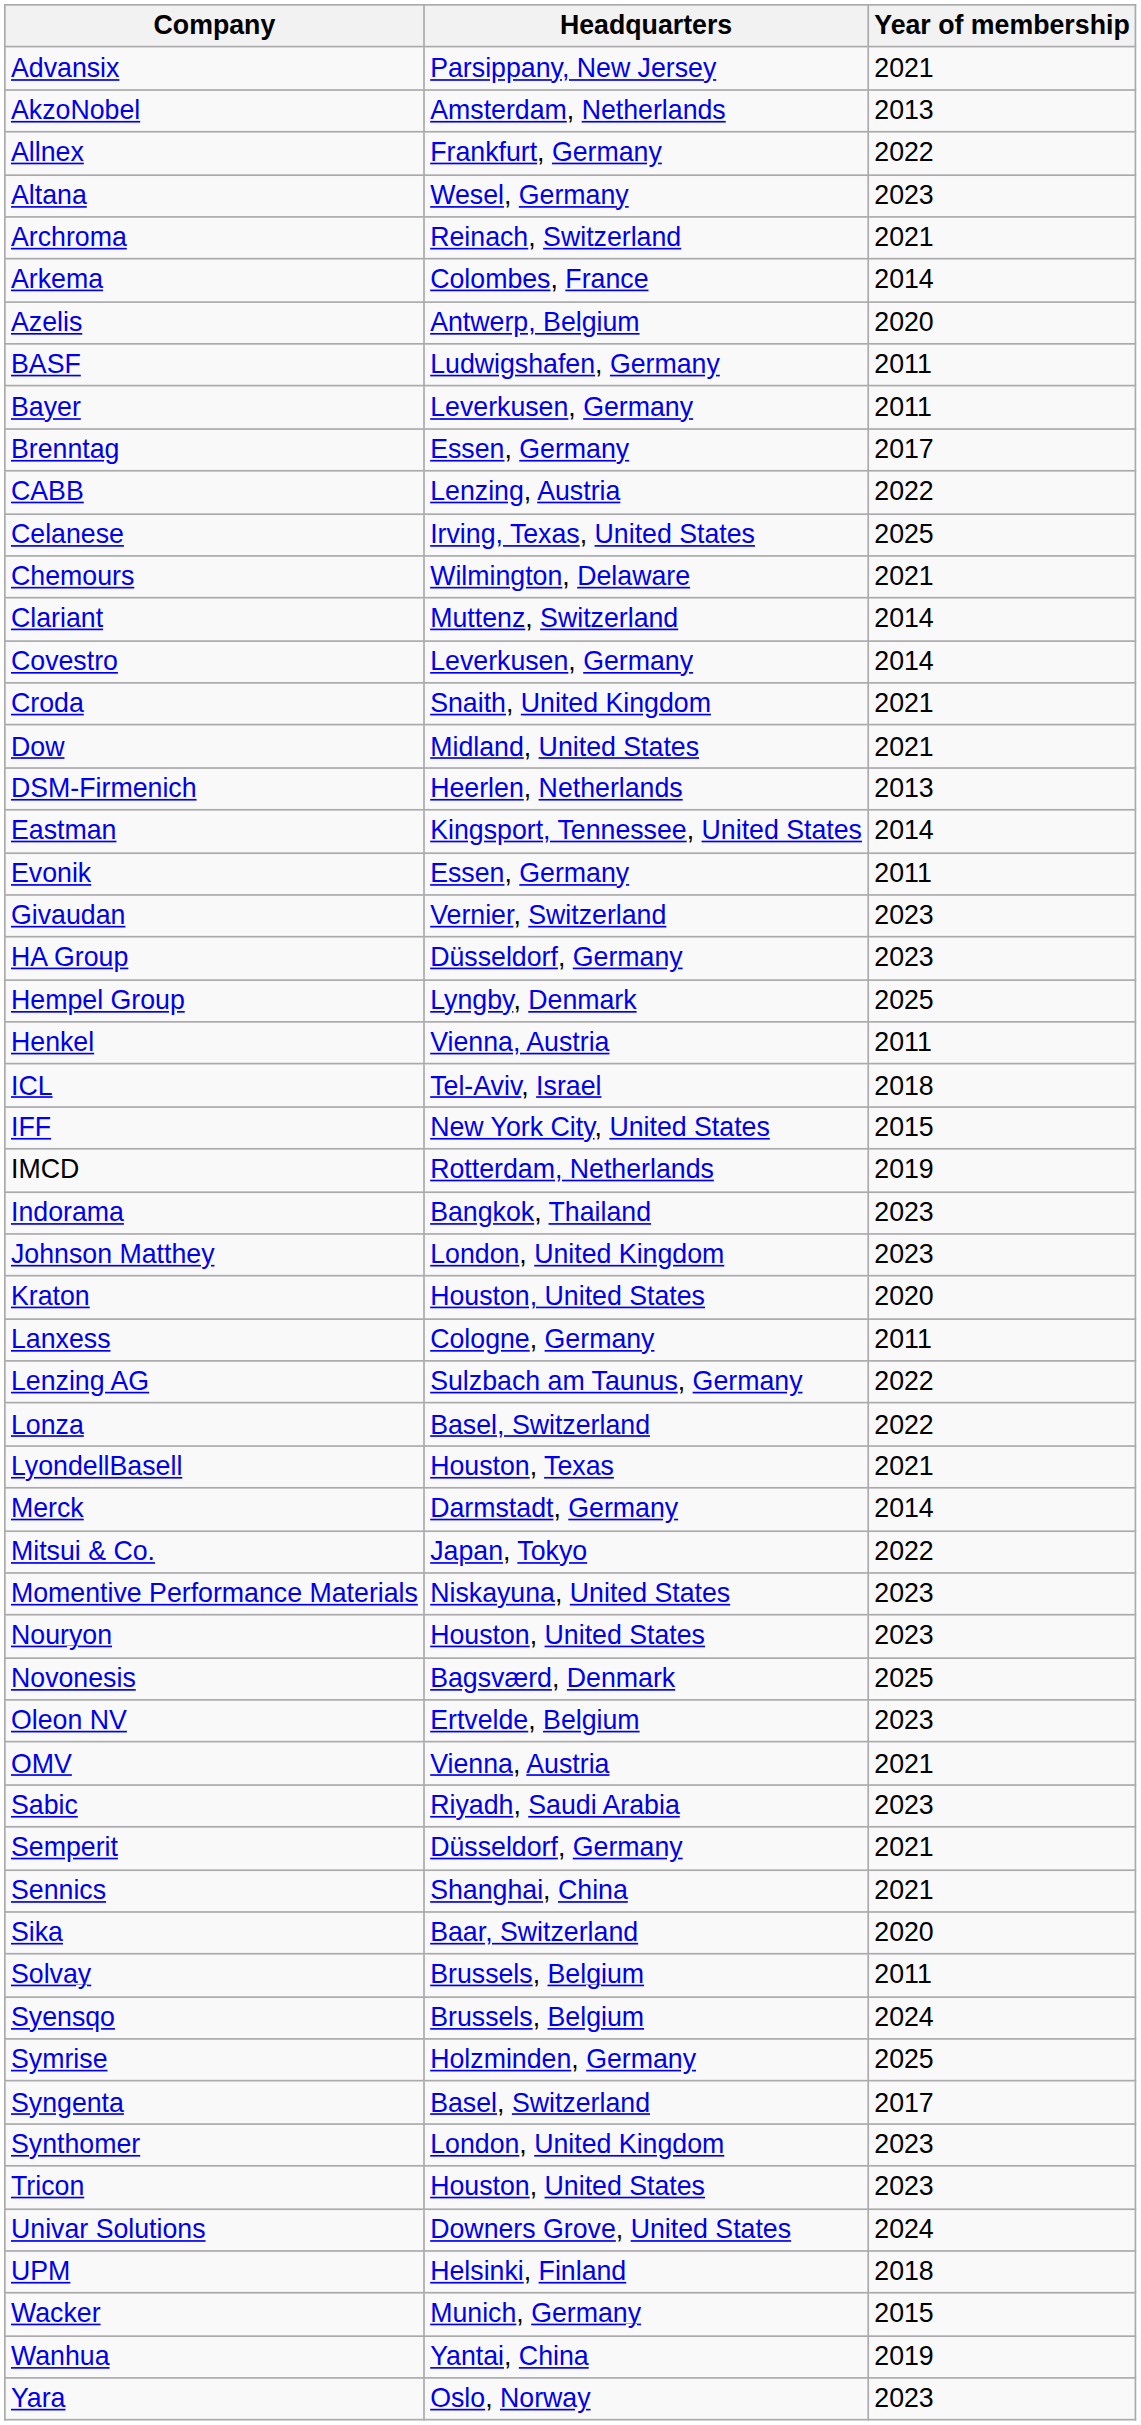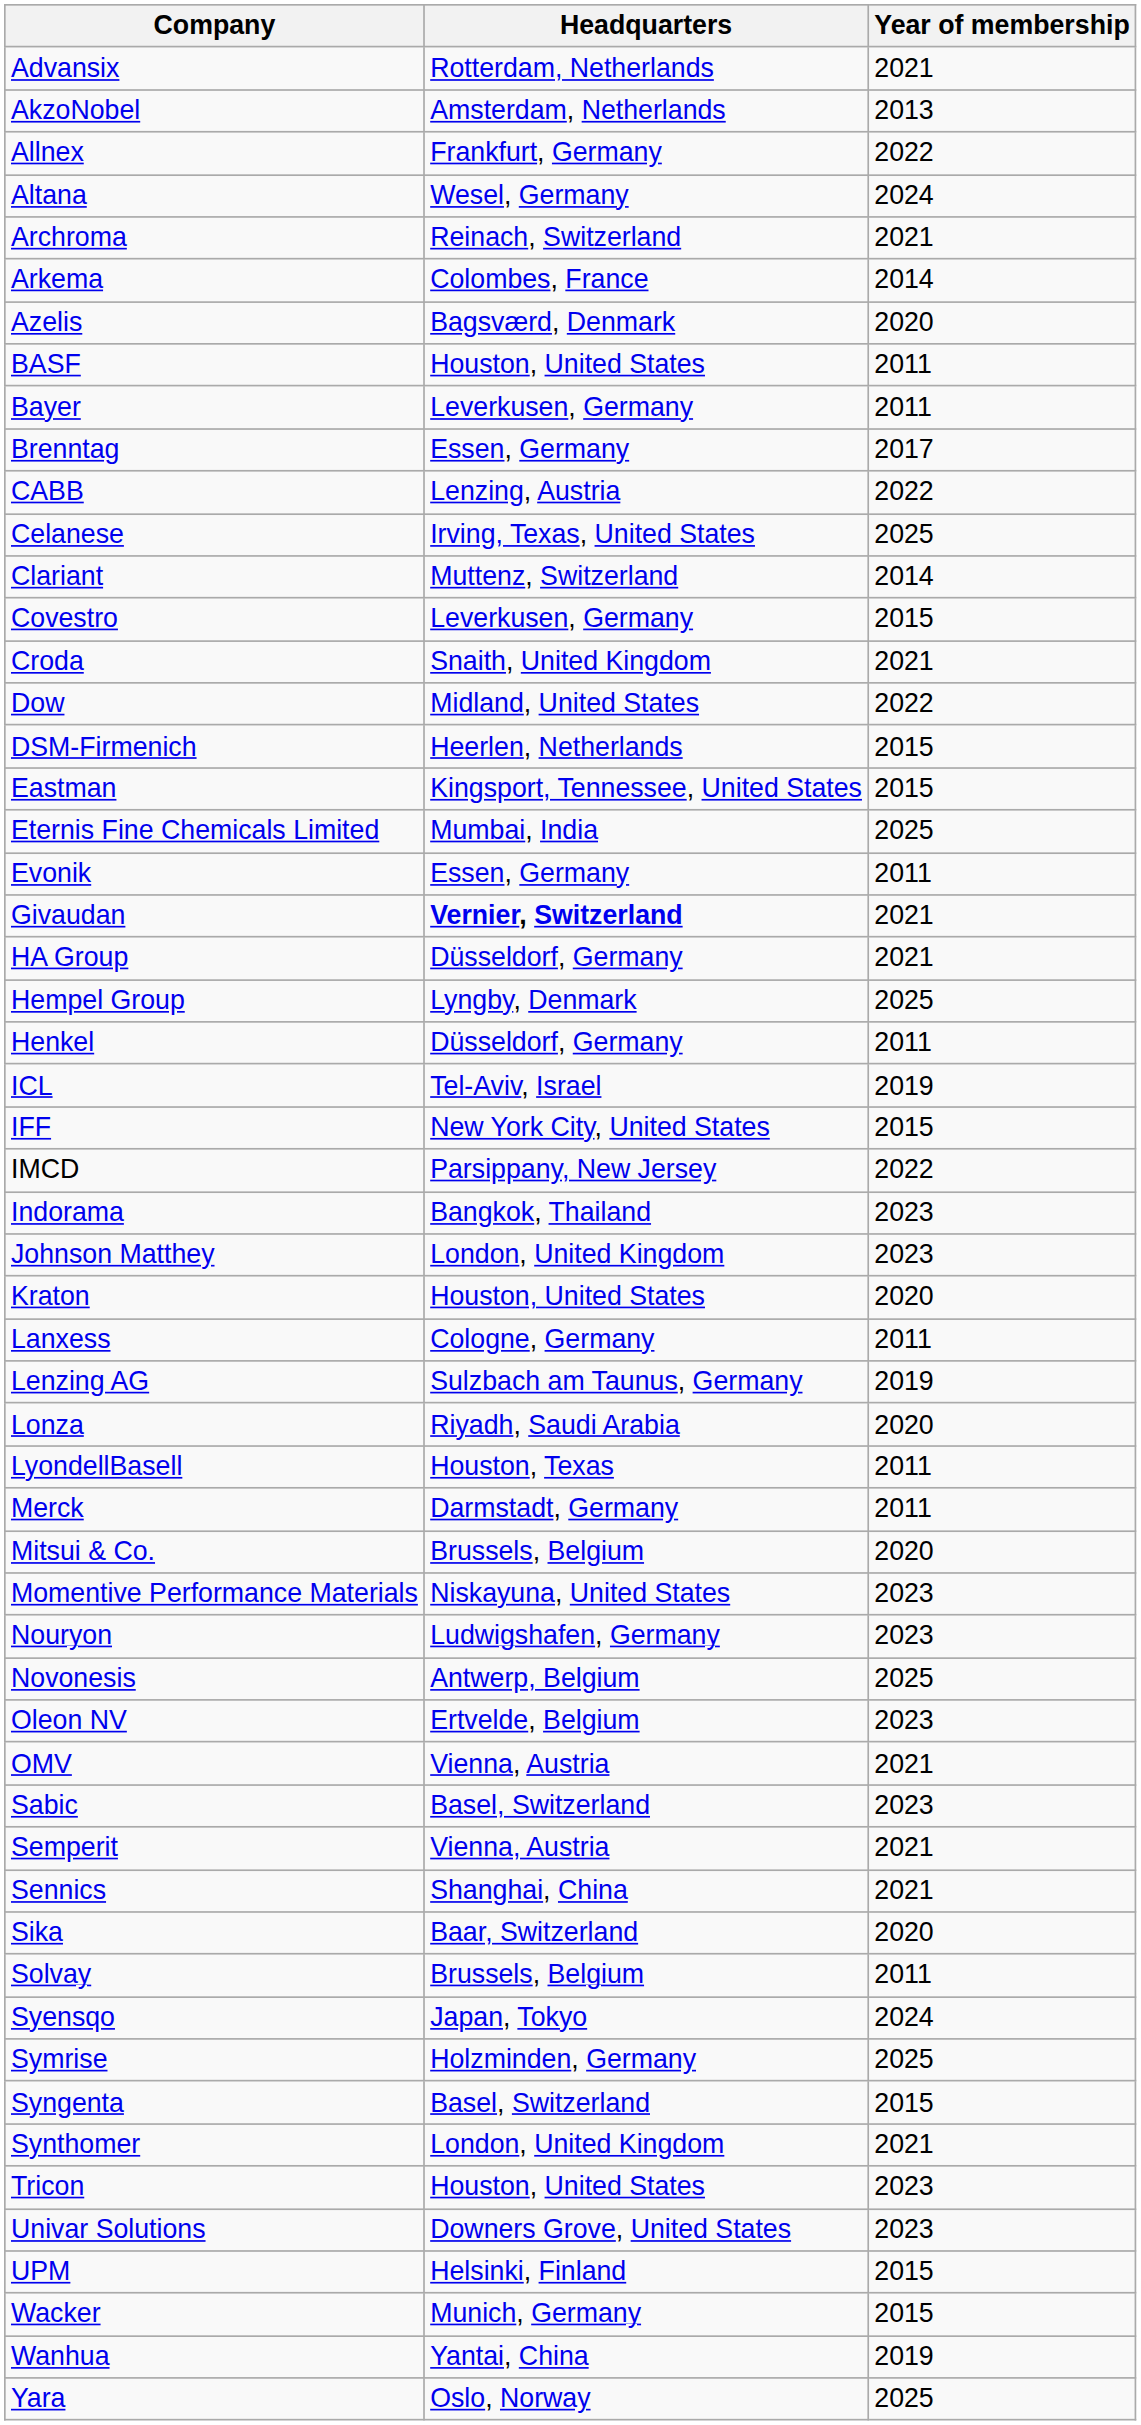(573, 68) Parsippany, New Jersey -> (572, 68) Rotterdam, Netherlands
(904, 195) 2023 -> (904, 195) 2024
(535, 322) Antwerp, Belgium -> (553, 322) Bagsværd, Denmark
(575, 364) Ludwigshafen, Germany -> (568, 364) Houston, United States
- row: (73, 576)
(904, 661) 2014 -> (904, 618) 2015
(904, 746) 2021 -> (904, 703) 2022
(904, 788) 2013 -> (904, 746) 2015
(904, 830) 2014 -> (904, 788) 2015
+ row: (195, 830)
(548, 915) normal -> (556, 915) bold
(904, 915) 2023 -> (904, 915) 2021
(904, 957) 2023 -> (904, 957) 2021
(520, 1042) Vienna, Austria -> (556, 1042) Düsseldorf, Germany
(904, 1085) 2018 -> (904, 1085) 2019
(572, 1169) Rotterdam, Netherlands -> (573, 1169) Parsippany, New Jersey
(904, 1169) 2019 -> (904, 1169) 2022
(904, 1381) 2022 -> (904, 1381) 2019
(540, 1424) Basel, Switzerland -> (555, 1424) Riyadh, Saudi Arabia
(904, 1424) 2022 -> (904, 1424) 2020
(904, 1466) 2021 -> (903, 1466) 2011
(904, 1508) 2014 -> (903, 1508) 2011
(509, 1551) Japan, Tokyo -> (537, 1551) Brussels, Belgium
(904, 1551) 2022 -> (904, 1551) 2020
(568, 1635) Houston, United States -> (575, 1635) Ludwigshafen, Germany
(553, 1678) Bagsværd, Denmark -> (535, 1678) Antwerp, Belgium
(555, 1805) Riyadh, Saudi Arabia -> (540, 1805) Basel, Switzerland
(556, 1847) Düsseldorf, Germany -> (520, 1847) Vienna, Austria
(537, 2017) Brussels, Belgium -> (509, 2017) Japan, Tokyo
(904, 2102) 2017 -> (904, 2102) 2015
(904, 2144) 2023 -> (904, 2144) 2021
(904, 2229) 2024 -> (904, 2229) 2023
(904, 2271) 2018 -> (904, 2271) 2015
(904, 2398) 2023 -> (904, 2398) 2025
